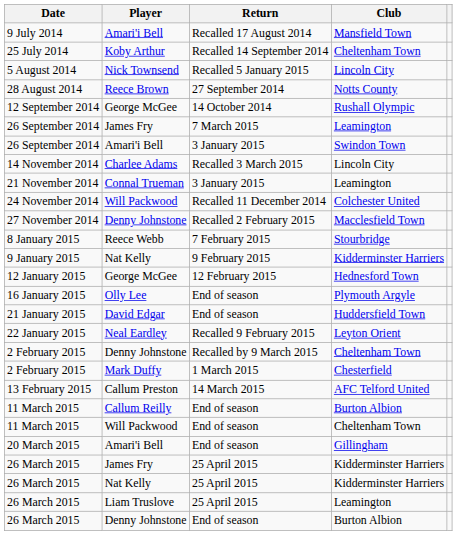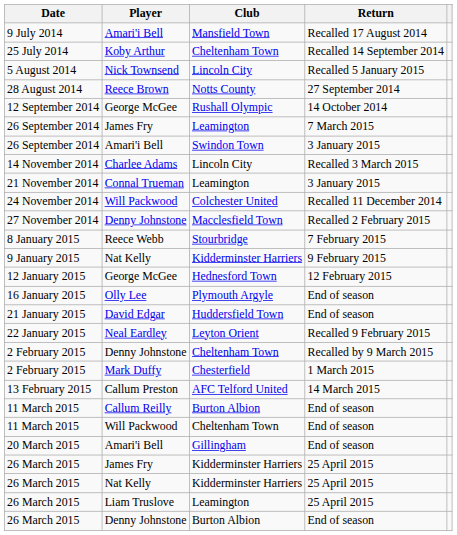columns swapped: (389, 13) <-> (260, 13)
